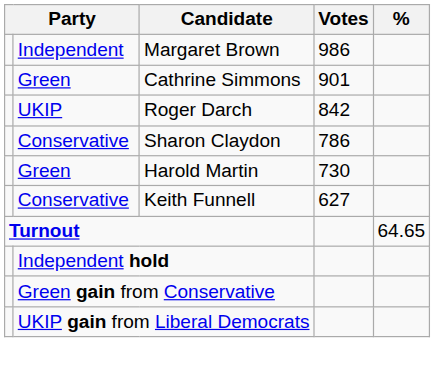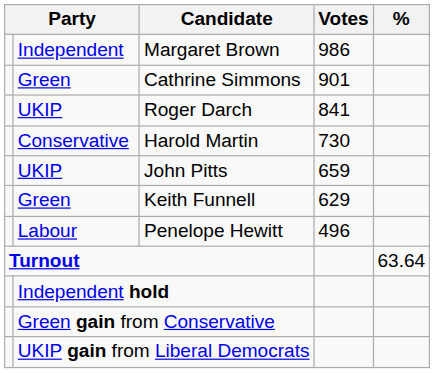(334, 110) 842 -> (334, 110) 841
- row: (212, 140)
(44, 170) Green -> (73, 140) Conservative
+ row: (186, 170)
(73, 200) Conservative -> (44, 200) Green
(334, 200) 627 -> (334, 200) 629
+ row: (213, 230)
(401, 230) 64.65 -> (401, 261) 63.64
